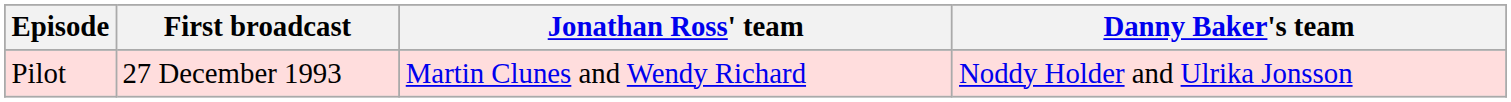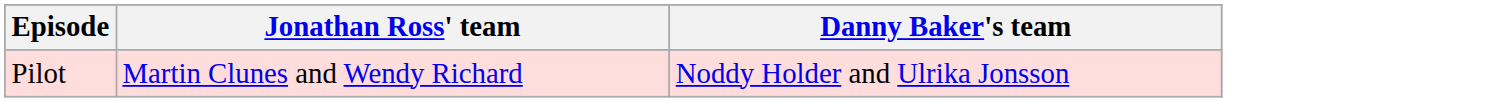- column: (257, 27)
